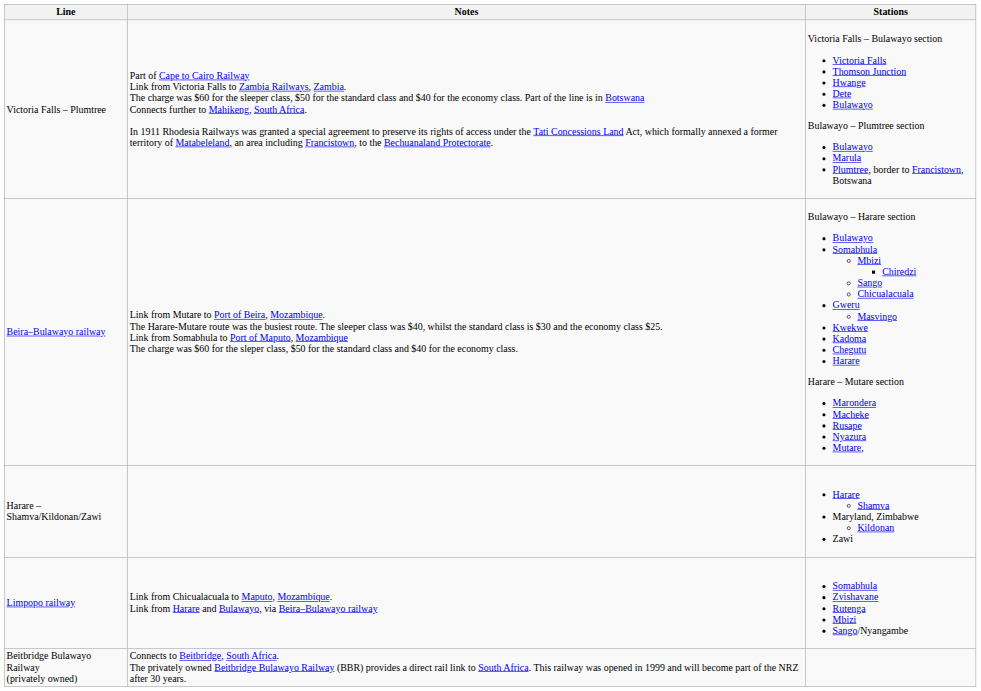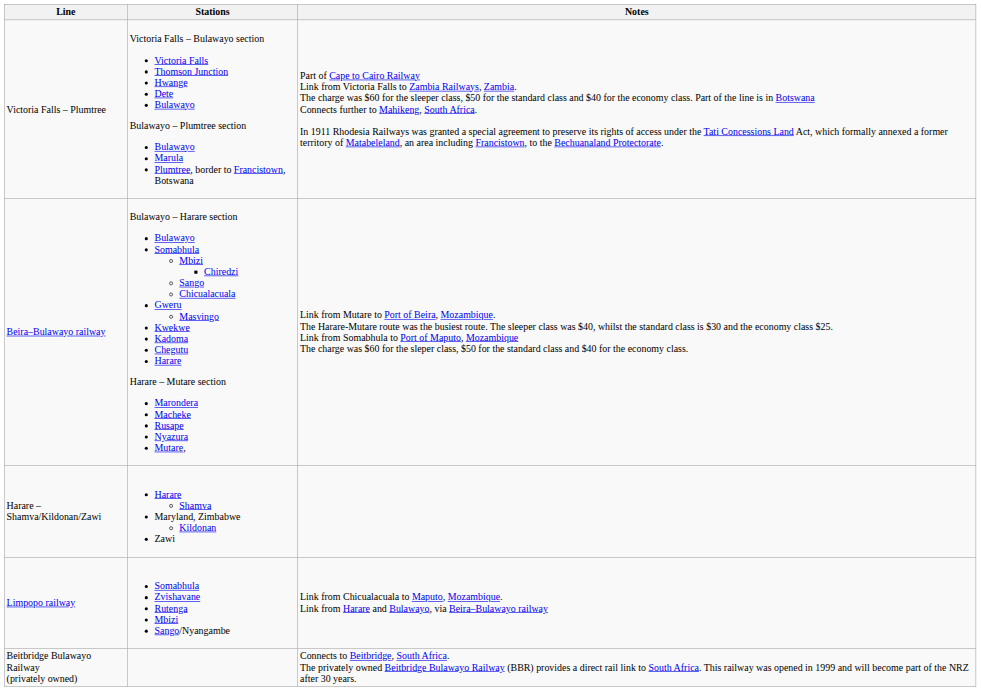columns swapped: (891, 12) <-> (466, 12)
